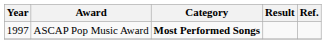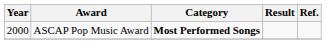(18, 30) 1997 -> (18, 30) 2000
